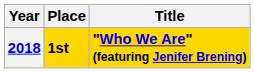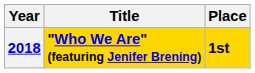columns swapped: (170, 16) <-> (67, 16)
